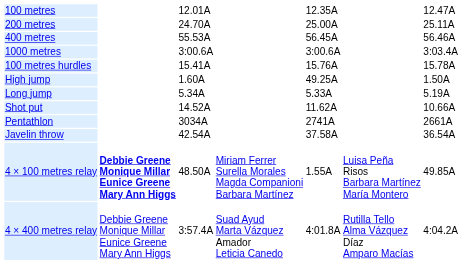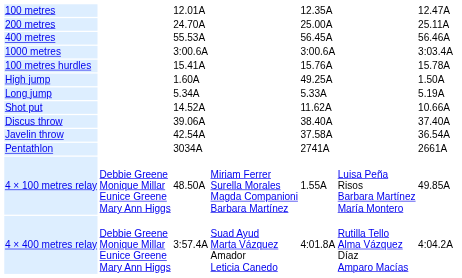+ row: (34, 121)
rows swapped: (34, 135) <-> (29, 121)
(138, 177) bold -> (135, 191) normal
